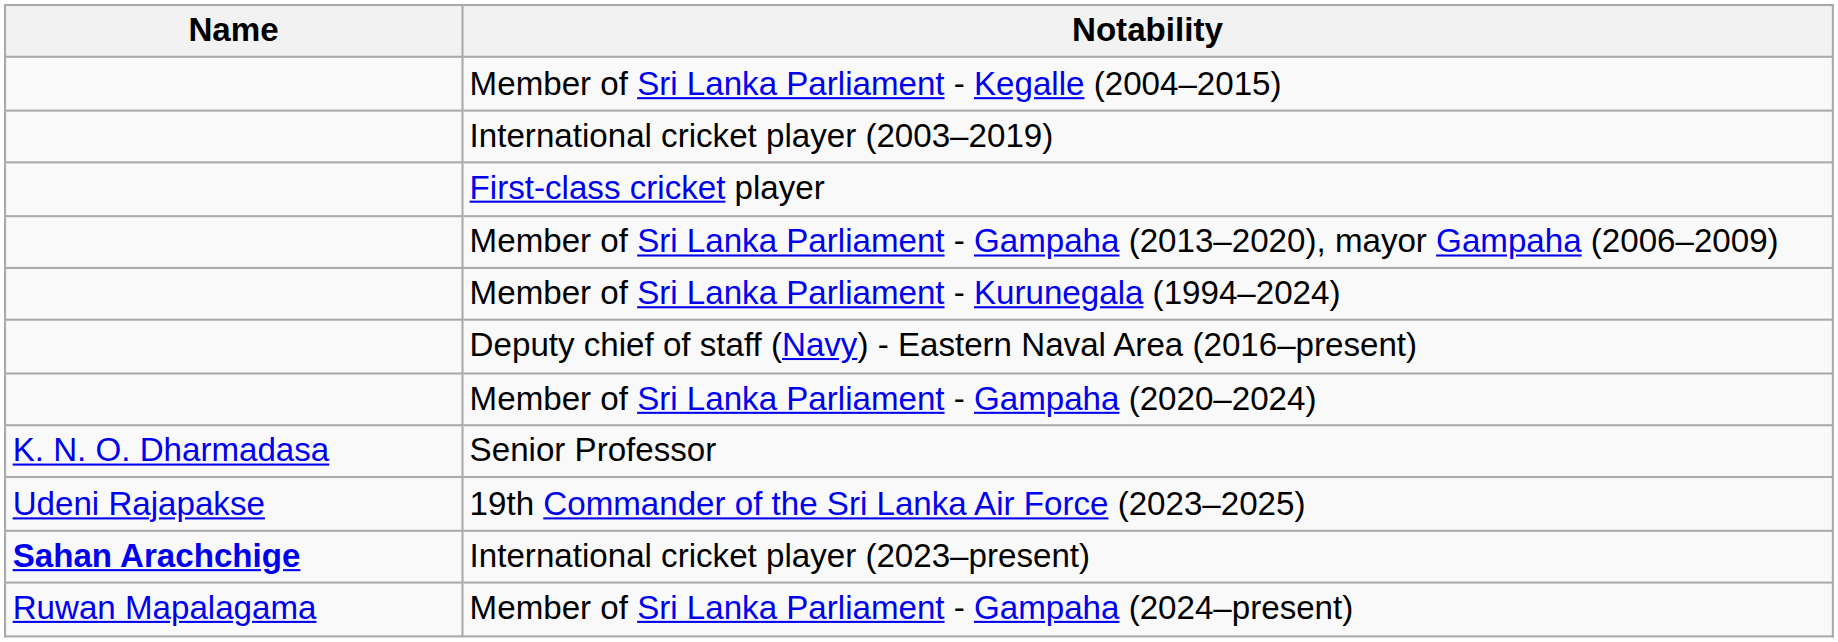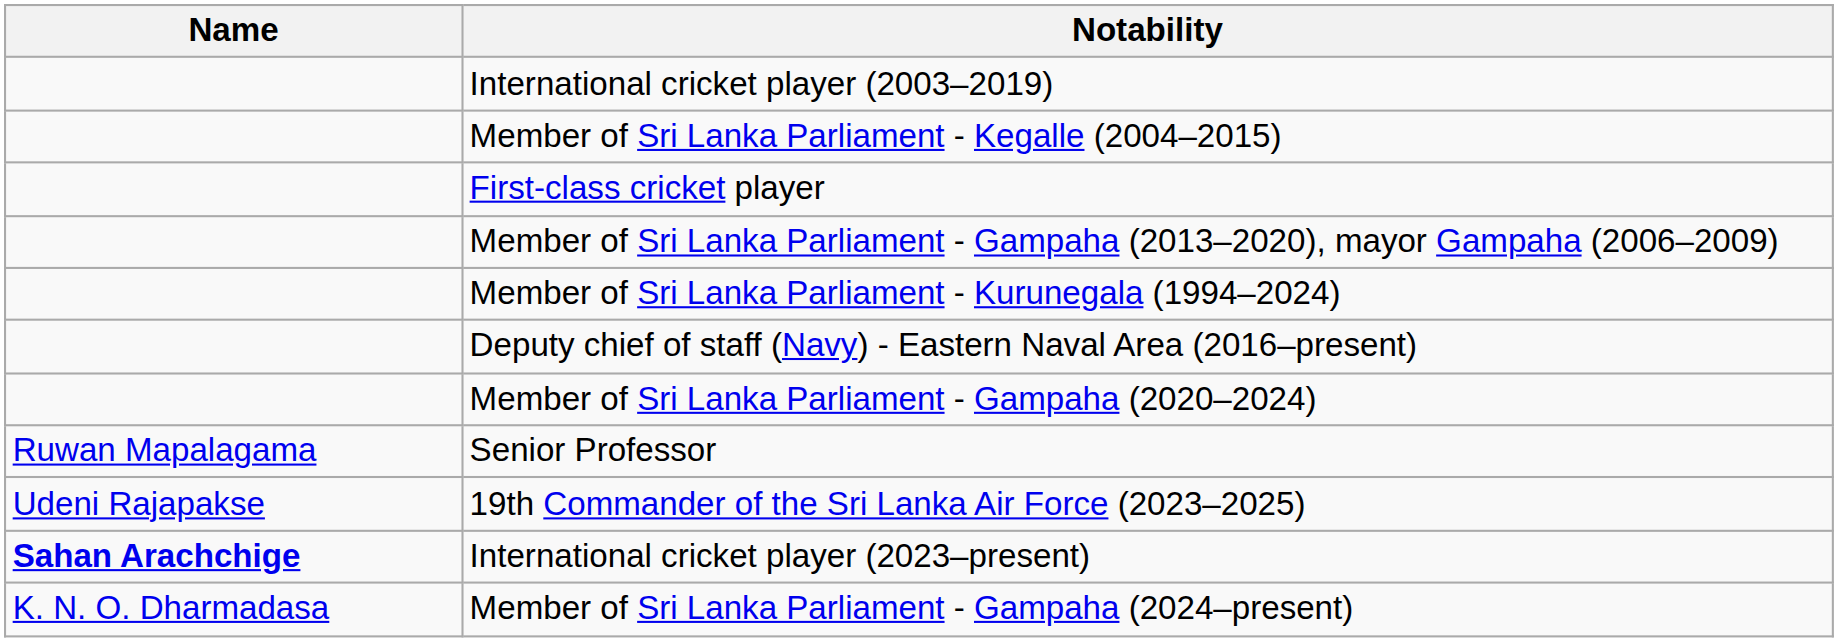rows swapped: (761, 135) <-> (876, 83)
(171, 450) K. N. O. Dharmadasa -> (165, 450) Ruwan Mapalagama
(165, 608) Ruwan Mapalagama -> (171, 608) K. N. O. Dharmadasa
